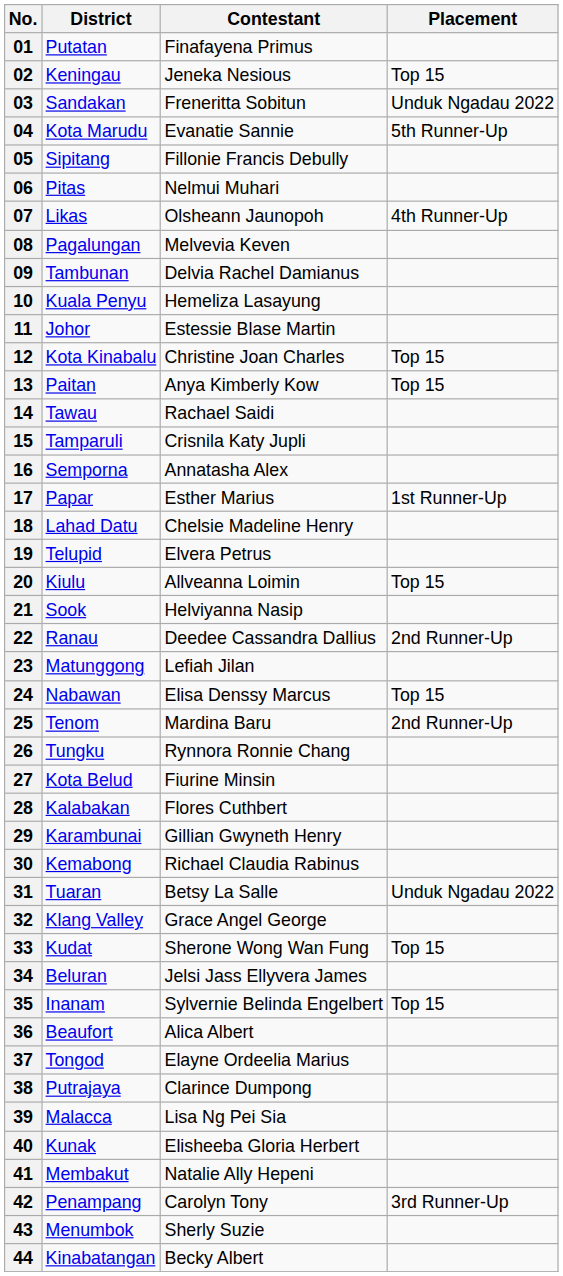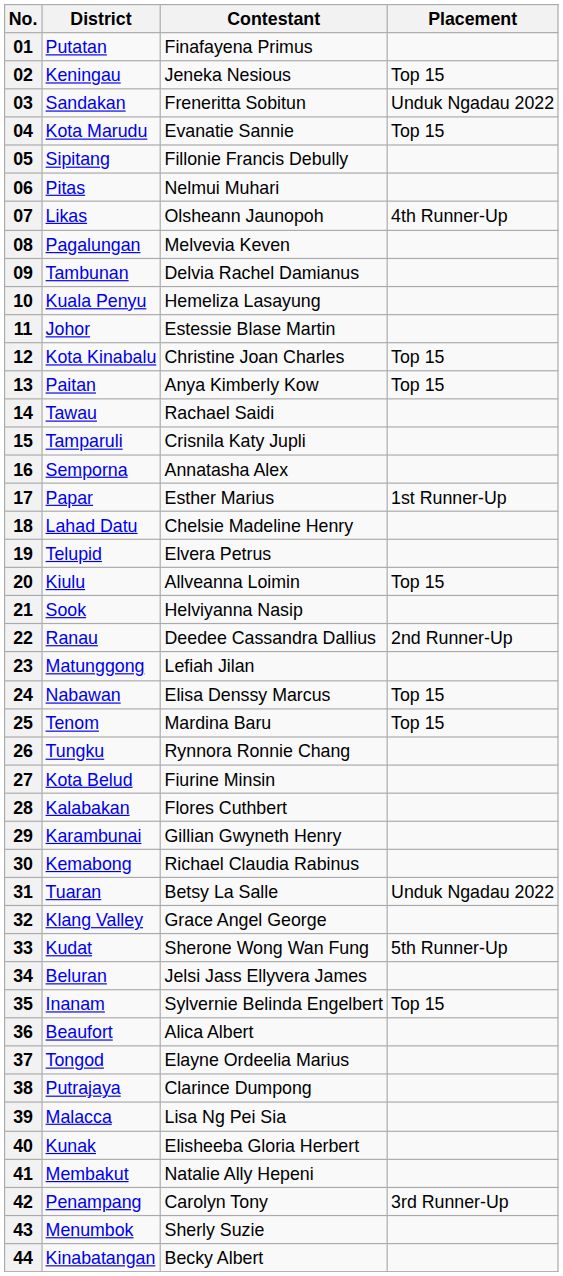(449, 131) 5th Runner-Up -> (418, 131) Top 15
(452, 723) 2nd Runner-Up -> (418, 723) Top 15
(418, 948) Top 15 -> (449, 948) 5th Runner-Up
